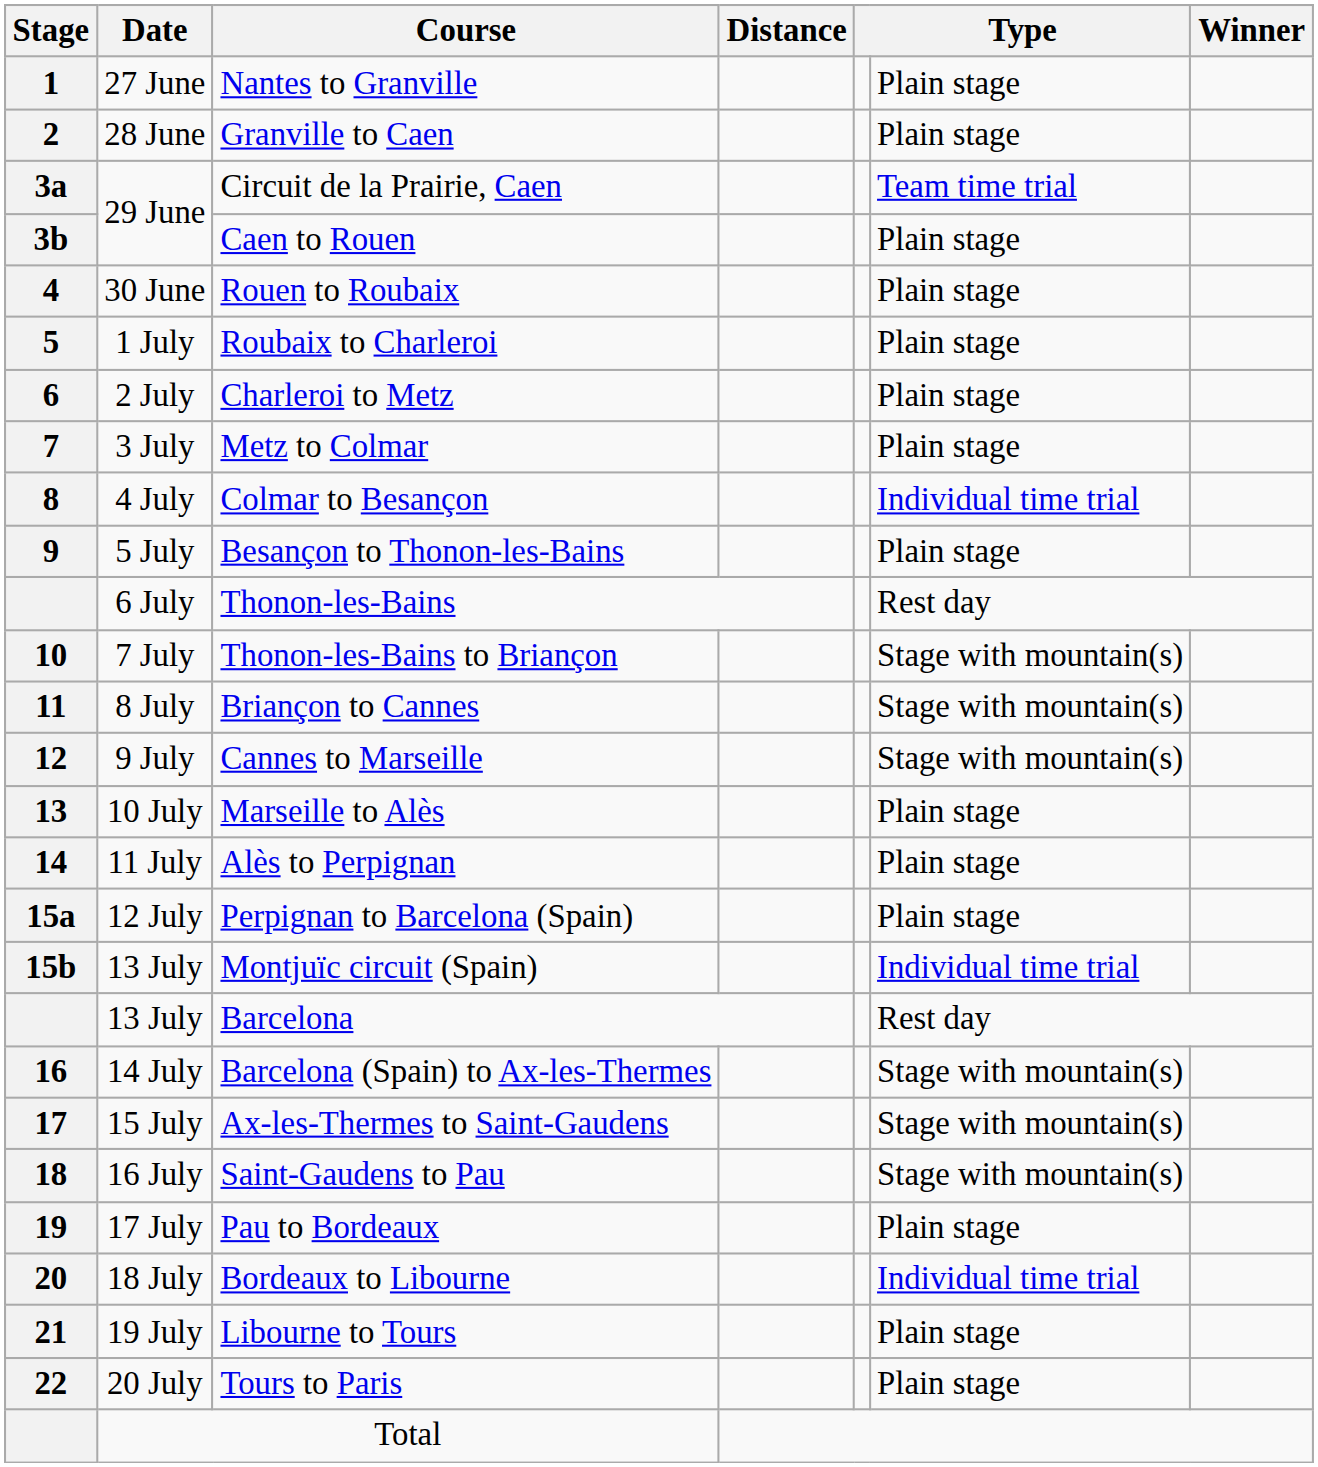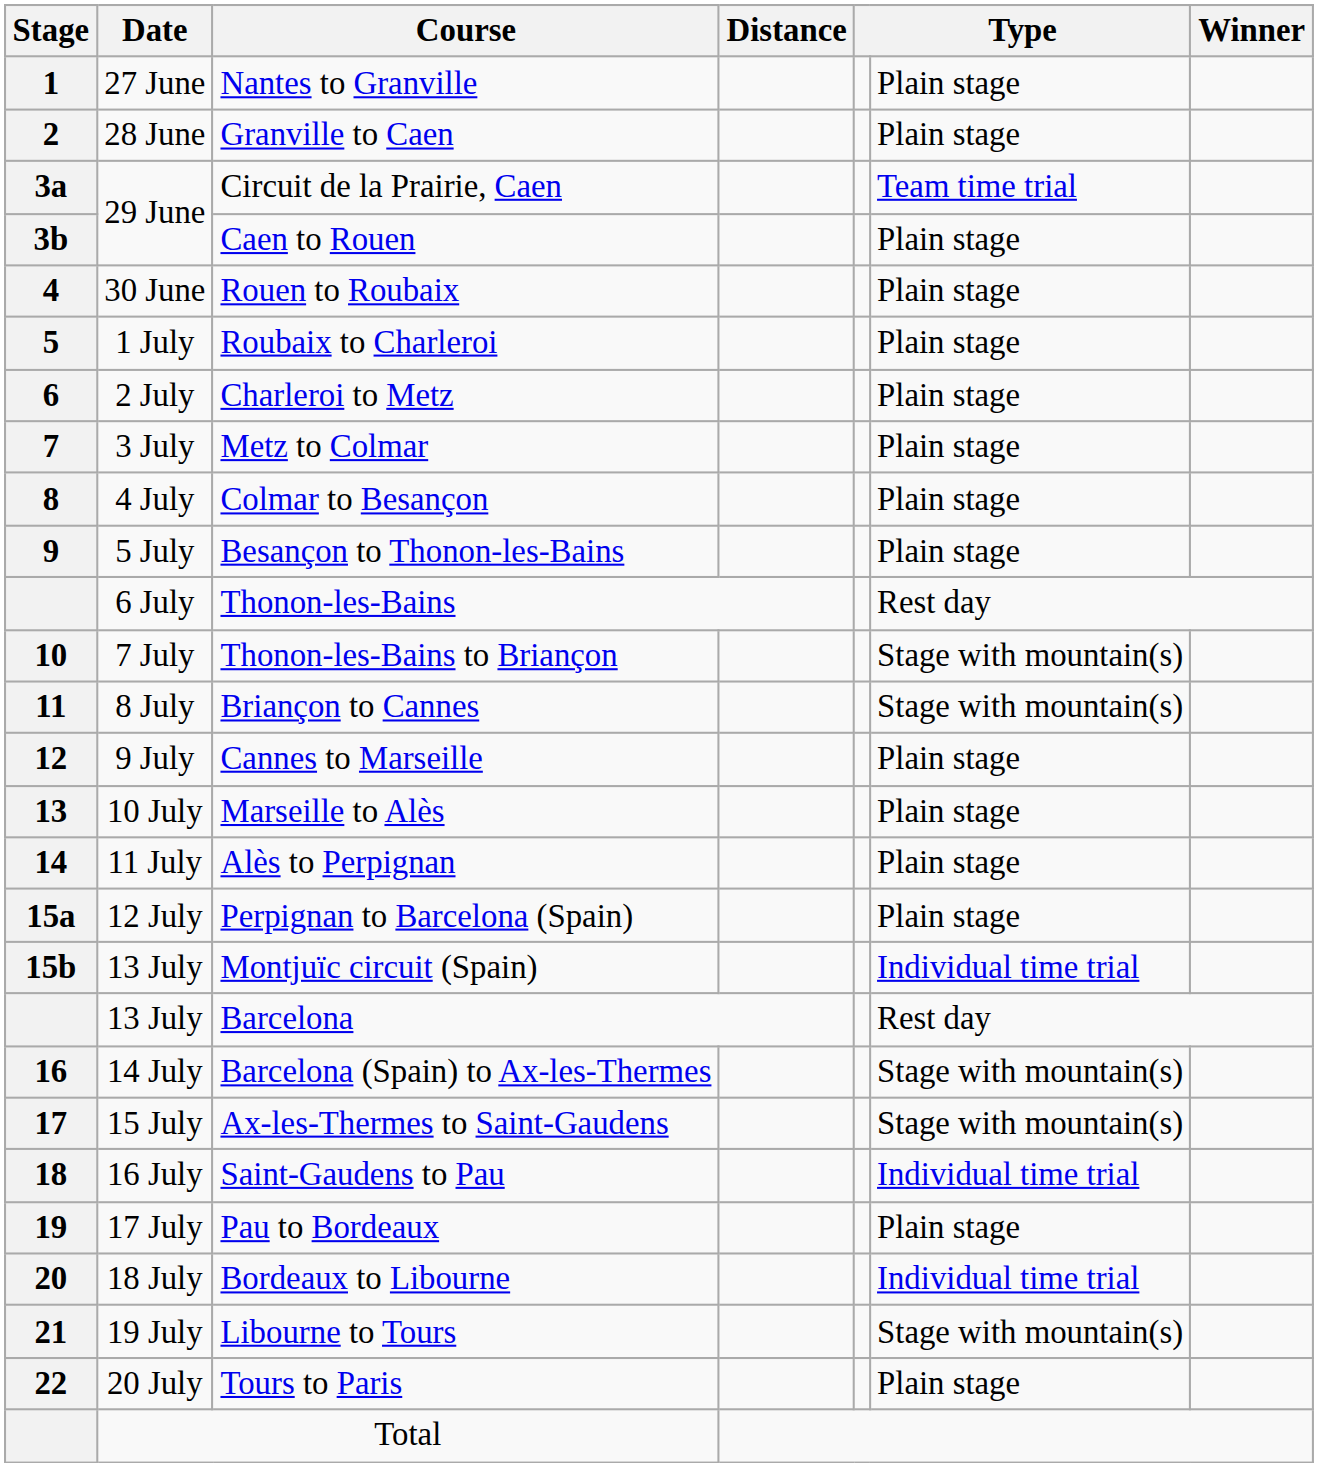(1008, 498) Individual time trial -> (949, 498) Plain stage
(1030, 758) Stage with mountain(s) -> (949, 758) Plain stage
(1030, 1174) Stage with mountain(s) -> (1008, 1174) Individual time trial
(949, 1330) Plain stage -> (1030, 1330) Stage with mountain(s)
